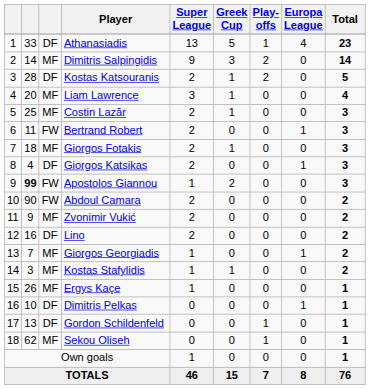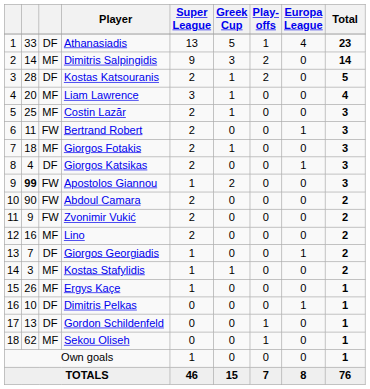(50, 218) MF -> (50, 218) FW
(50, 235) DF -> (50, 235) MF
(50, 253) MF -> (50, 253) DF
